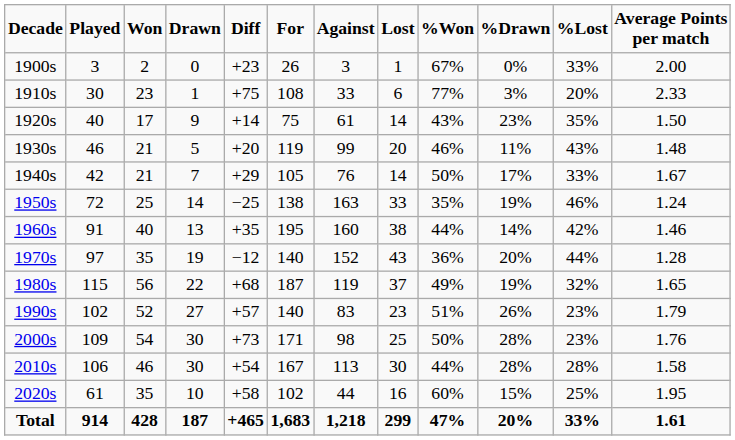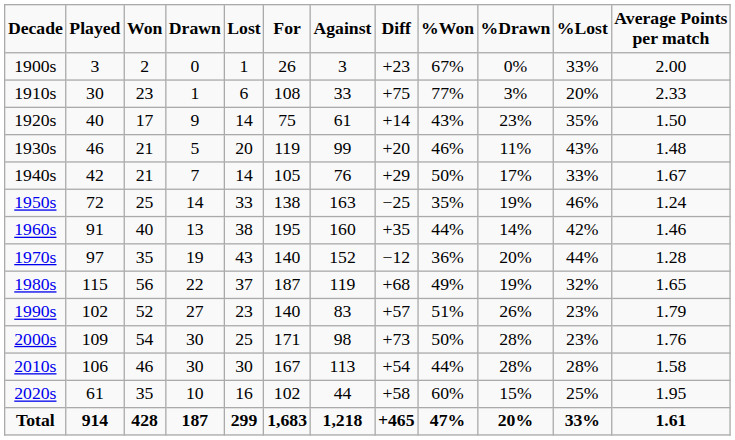columns swapped: (398, 28) <-> (246, 28)
